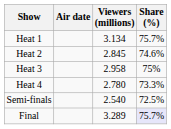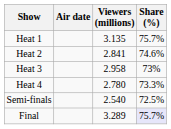(115, 38) 3.134 -> (115, 38) 3.135
(115, 54) 2.845 -> (115, 54) 2.841
(151, 69) 75% -> (151, 69) 73%
